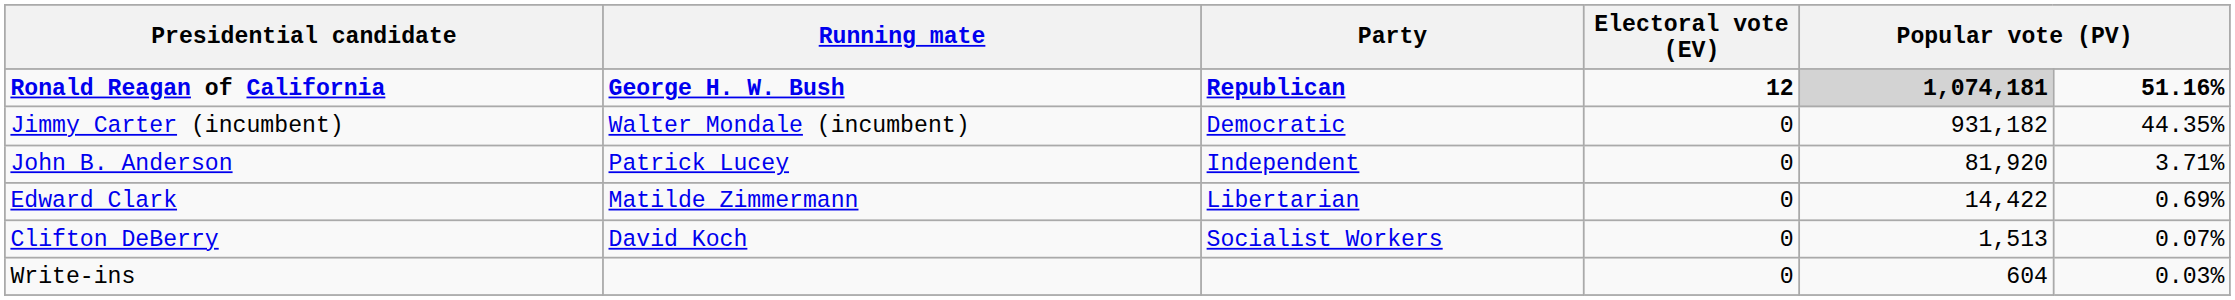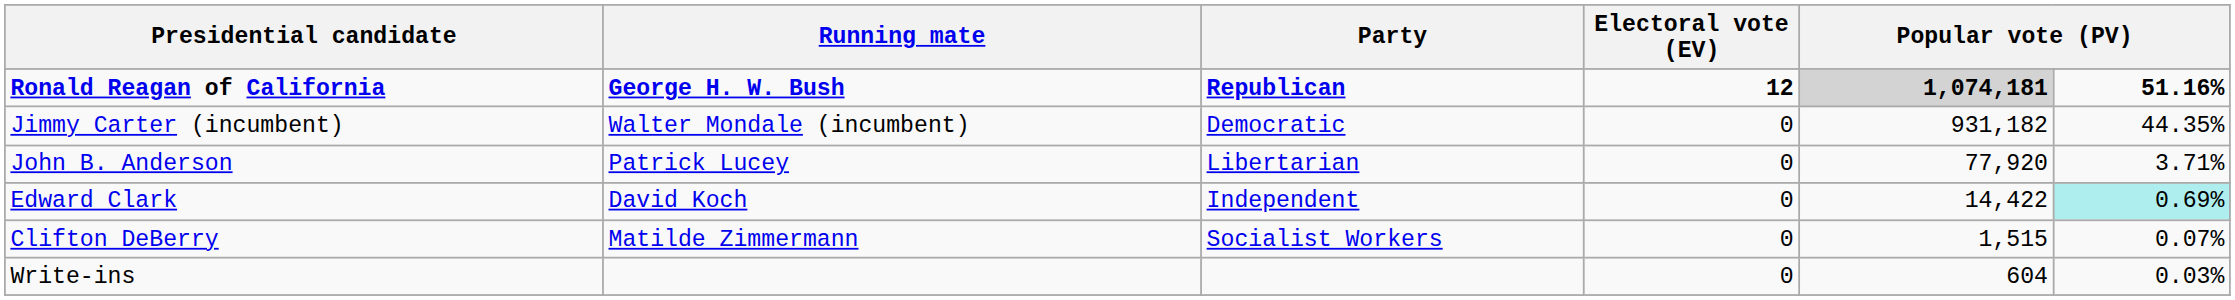(1283, 164) Independent -> (1283, 164) Libertarian
(2006, 164) 81,920 -> (2006, 164) 77,920
(733, 201) Matilde Zimmermann -> (678, 201) David Koch
(1283, 201) Libertarian -> (1283, 201) Independent
(2190, 201) no background -> (2190, 201) paleturquoise background
(678, 239) David Koch -> (733, 239) Matilde Zimmermann
(2013, 239) 1,513 -> (2013, 239) 1,515
